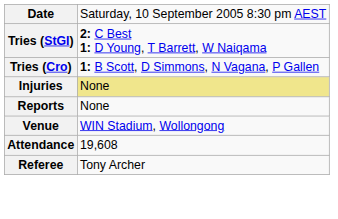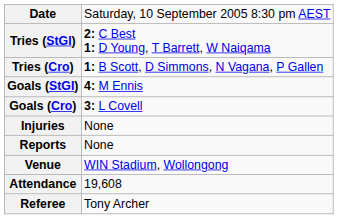+ row: (43, 86)
+ row: (43, 106)
(95, 86) khaki background -> (99, 125) no background
